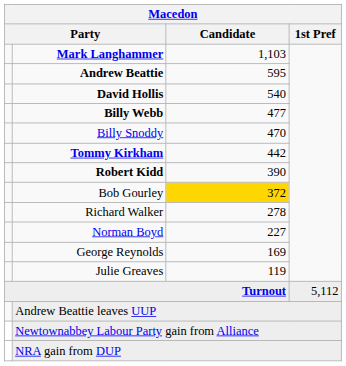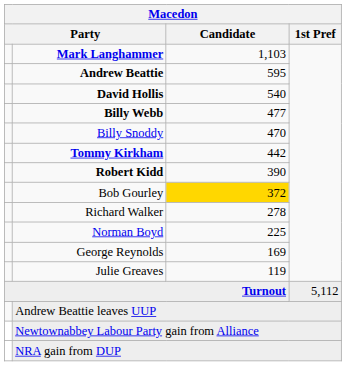(277, 232) 227 -> (277, 232) 225
